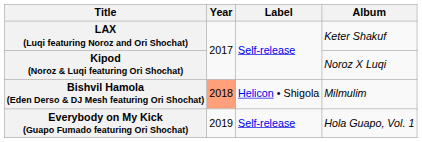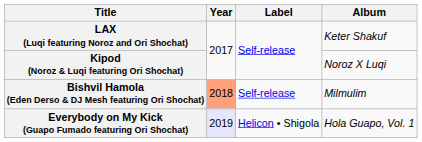(279, 94) Helicon • Shigola -> (267, 94) Self-release
(221, 123) no background -> (221, 123) lavender background
(267, 123) Self-release -> (279, 123) Helicon • Shigola
